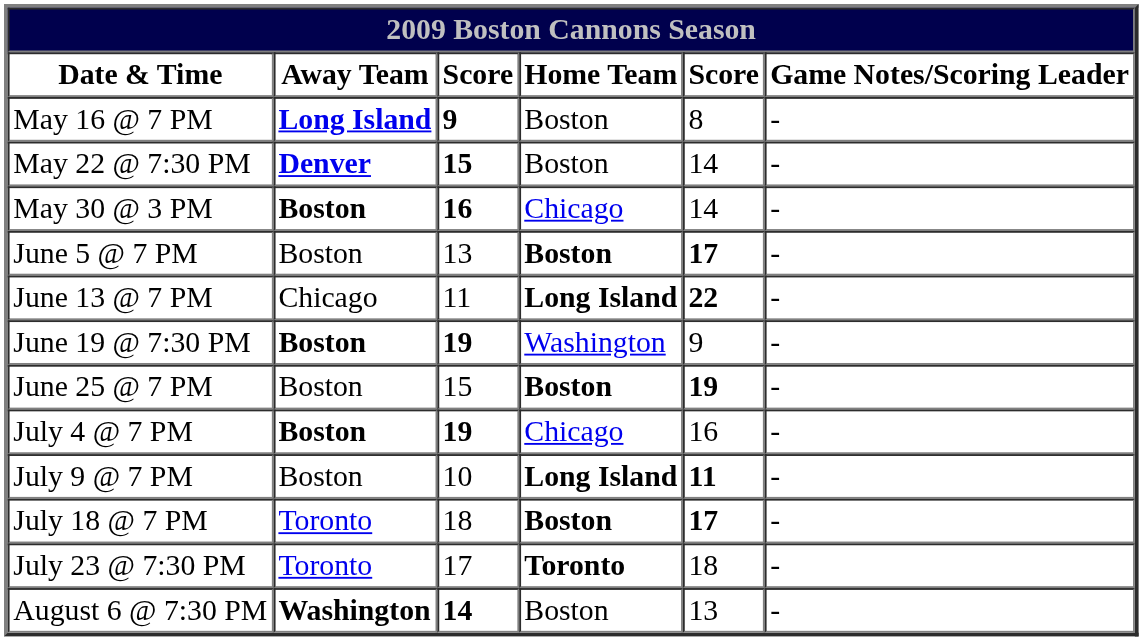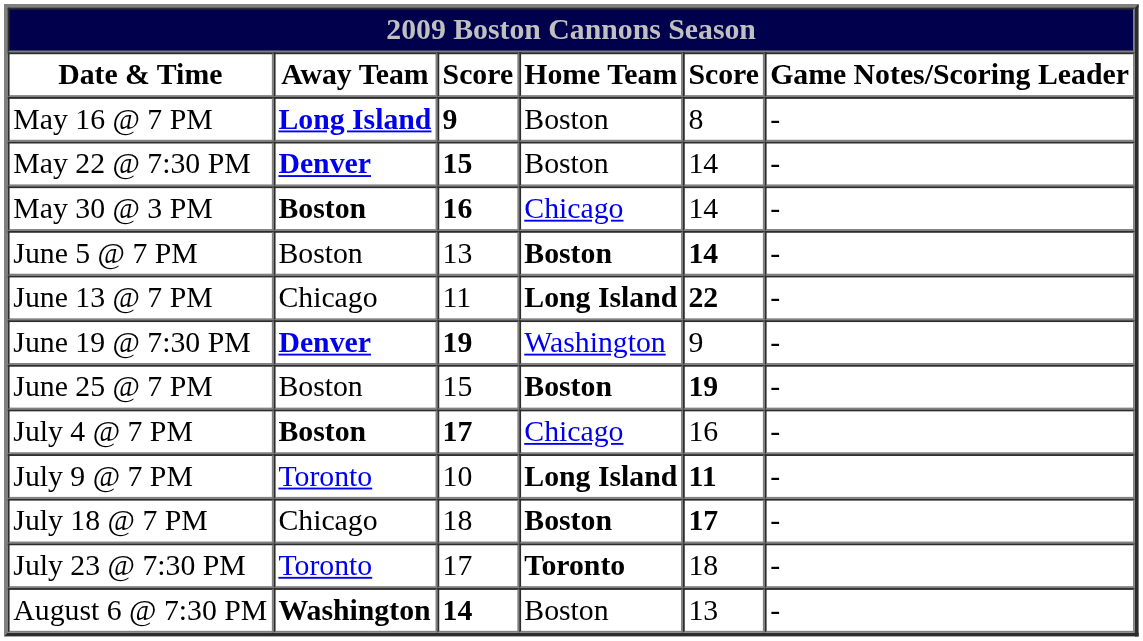(703, 252) 17 -> (703, 252) 14
(322, 342) Boston -> (325, 342) Denver
(457, 431) 19 -> (457, 431) 17
(321, 476) Boston -> (325, 476) Toronto
(325, 520) Toronto -> (328, 520) Chicago
